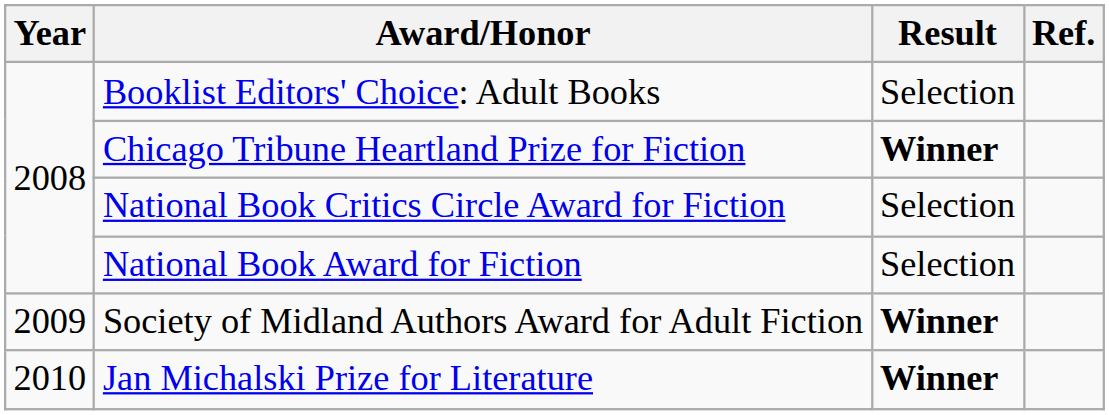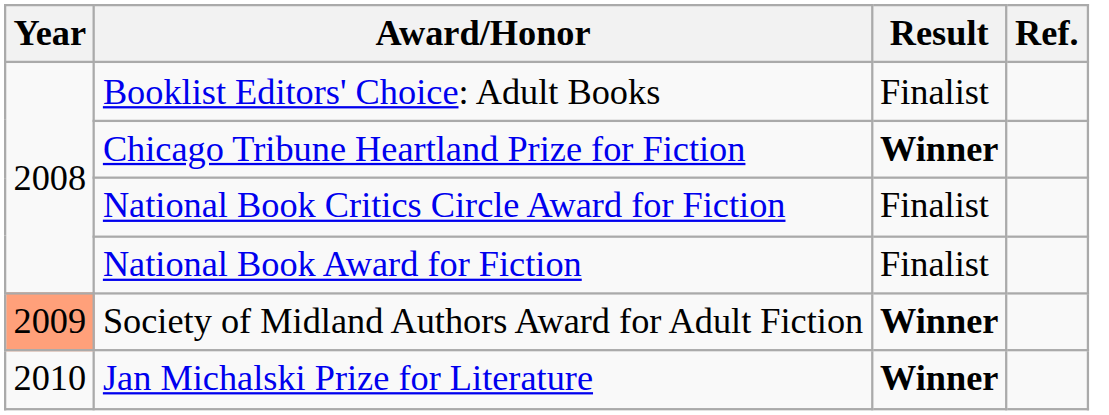(948, 90) Selection -> (934, 90) Finalist
(948, 206) Selection -> (934, 206) Finalist
(948, 263) Selection -> (934, 263) Finalist
(50, 321) no background -> (50, 321) lightsalmon background
